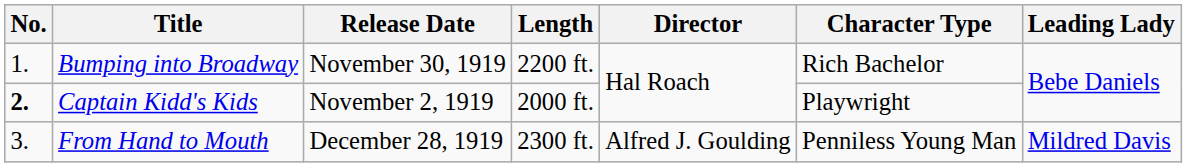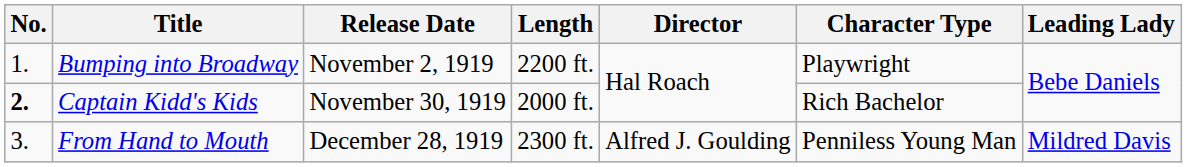(408, 63) November 30, 1919 -> (401, 63) November 2, 1919
(873, 63) Rich Bachelor -> (856, 63) Playwright
(401, 102) November 2, 1919 -> (408, 102) November 30, 1919
(856, 102) Playwright -> (873, 102) Rich Bachelor
